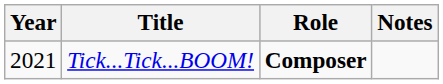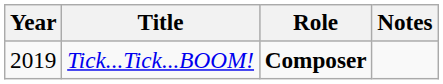(33, 59) 2021 -> (33, 59) 2019
